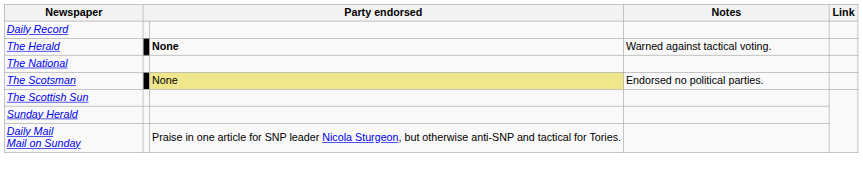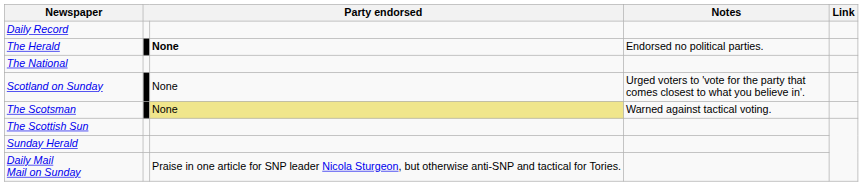(699, 47) Warned against tactical voting. -> (695, 47) Endorsed no political parties.
+ row: (55, 87)
(695, 81) Endorsed no political parties. -> (699, 110) Warned against tactical voting.
